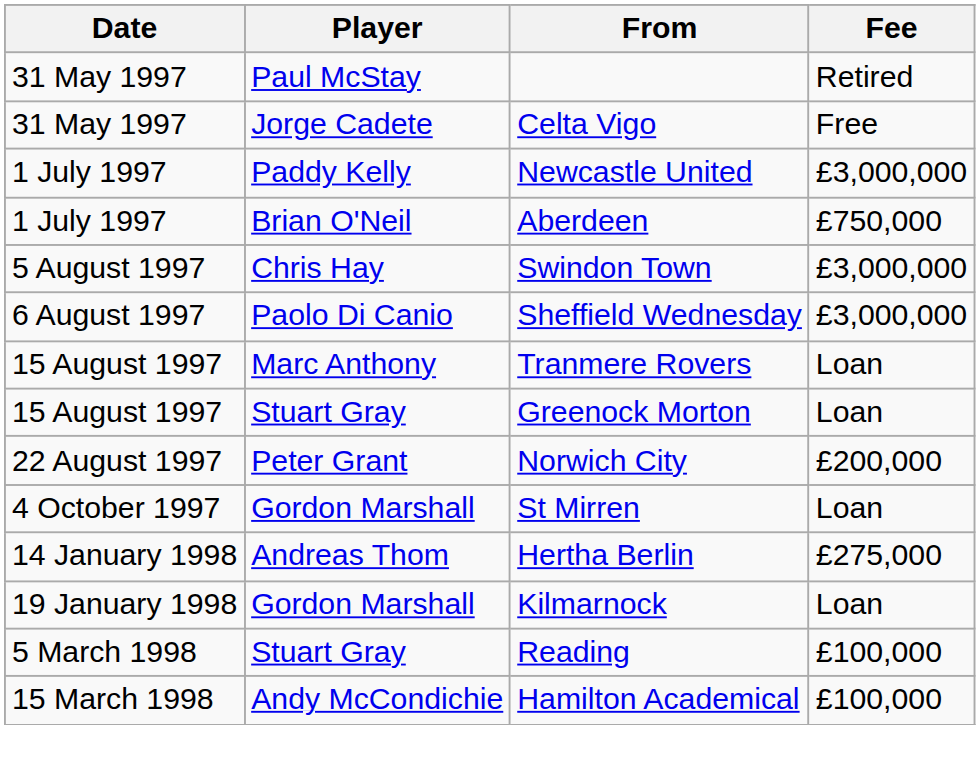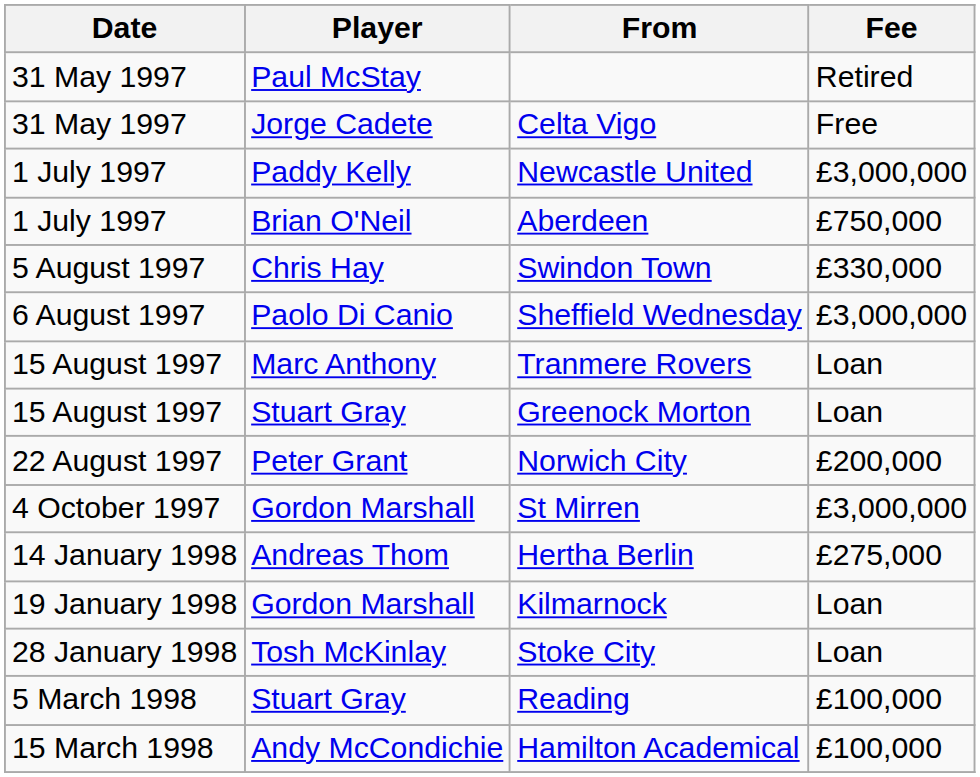(892, 268) £3,000,000 -> (879, 268) £330,000
(849, 508) Loan -> (892, 508) £3,000,000
+ row: (349, 651)
